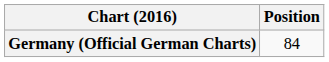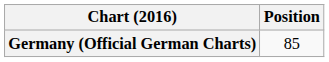(292, 43) 84 -> (292, 43) 85
